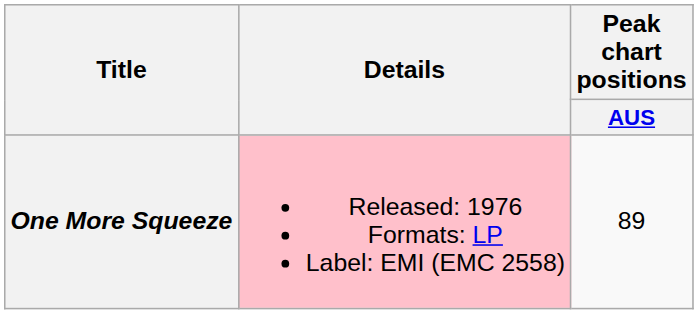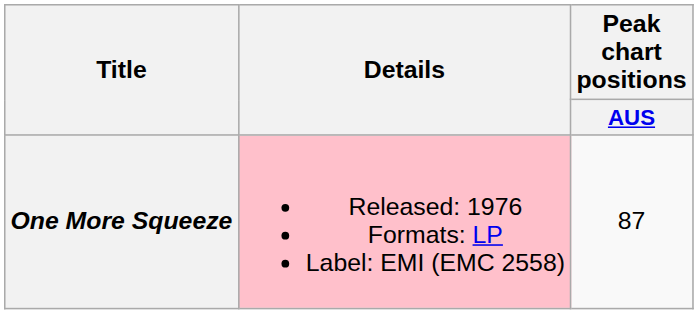(631, 221) 89 -> (631, 221) 87
